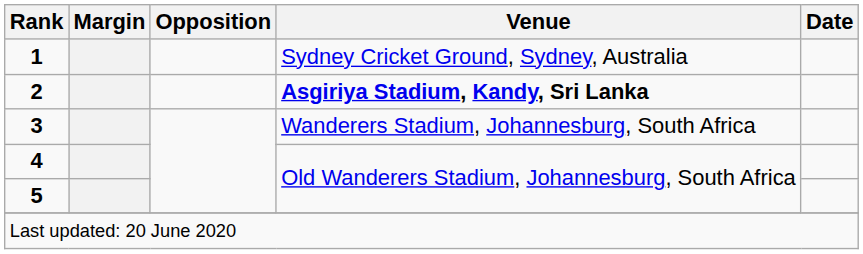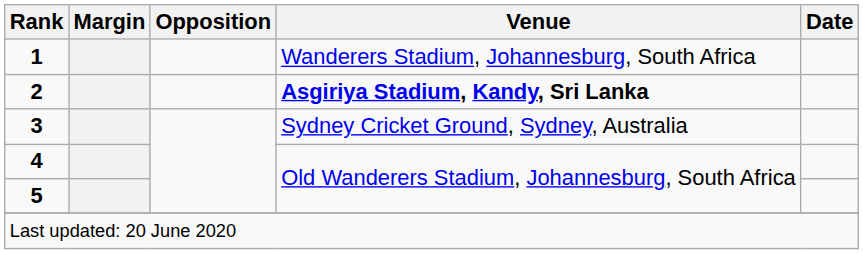(484, 56) Sydney Cricket Ground, Sydney, Australia -> (518, 56) Wanderers Stadium, Johannesburg, South Africa
(518, 126) Wanderers Stadium, Johannesburg, South Africa -> (484, 126) Sydney Cricket Ground, Sydney, Australia
